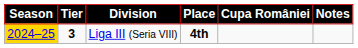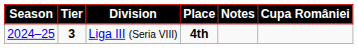columns swapped: (333, 14) <-> (265, 14)
(31, 34) gold background -> (31, 34) no background
